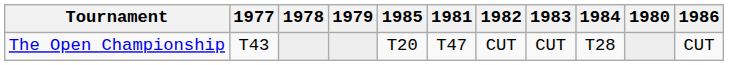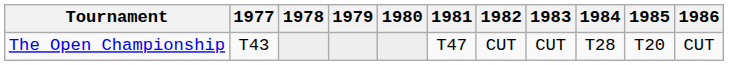columns swapped: (650, 19) <-> (402, 19)
